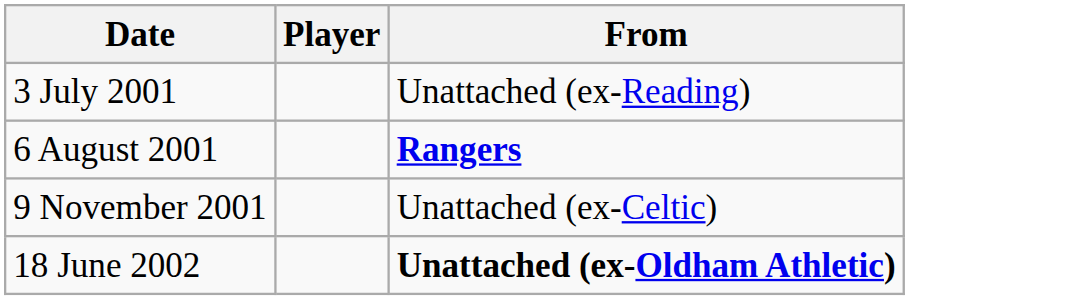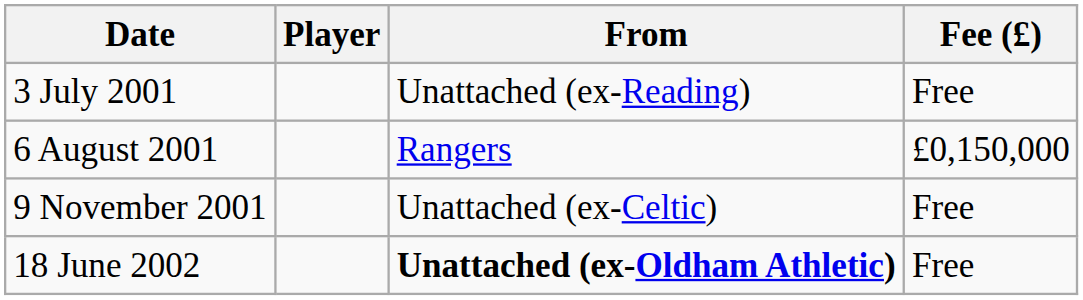+ column: (991, 33)
(459, 149) bold -> (454, 149) normal
